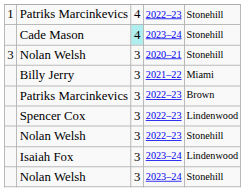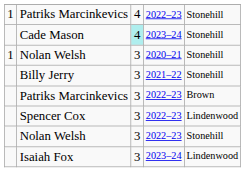(11, 55) 3 -> (11, 55) 1
(200, 75) Miami -> (205, 75) Stonehill
- row: (53, 177)
